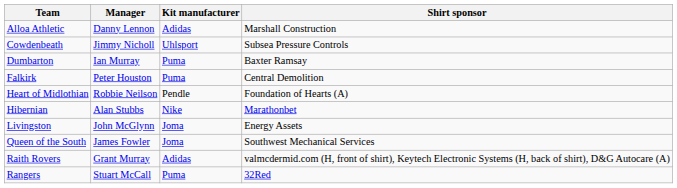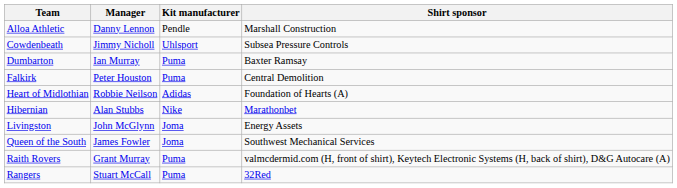(177, 28) Adidas -> (176, 28) Pendle
(176, 93) Pendle -> (177, 93) Adidas
(177, 158) Adidas -> (174, 158) Puma
